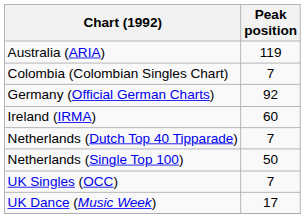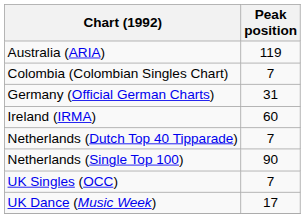(271, 95) 92 -> (271, 95) 31
(271, 159) 50 -> (271, 159) 90
